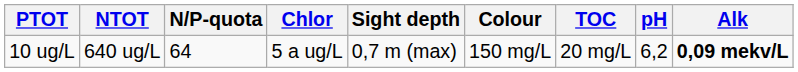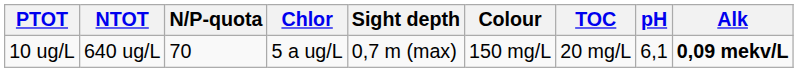(181, 51) 64 -> (181, 51) 70
(654, 51) 6,2 -> (654, 51) 6,1
